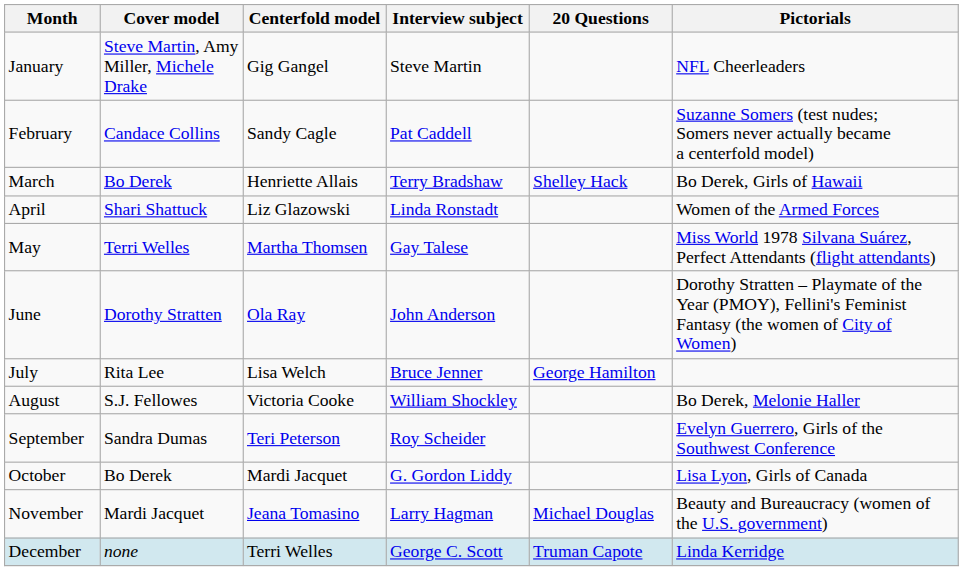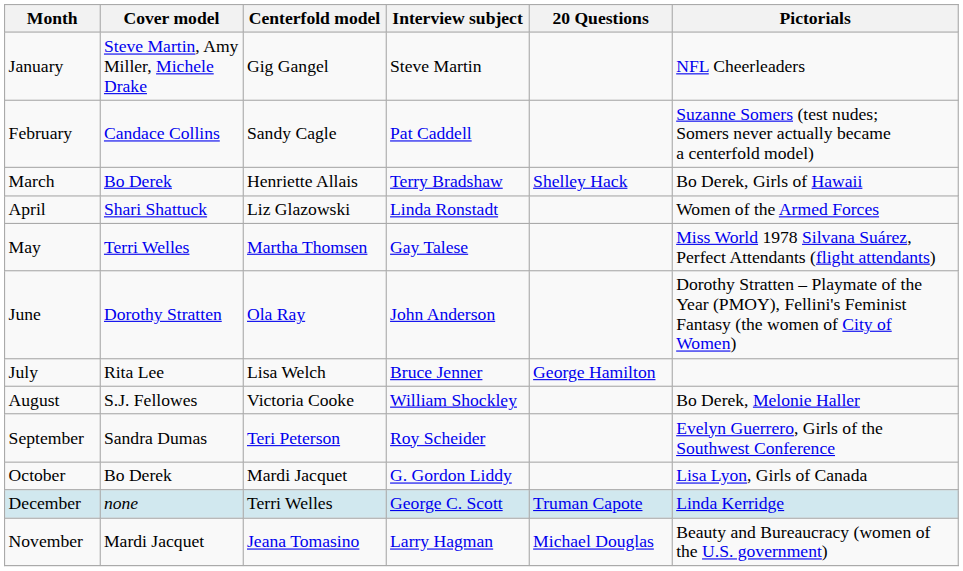rows swapped: (46, 513) <-> (45, 551)
